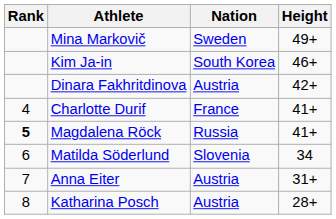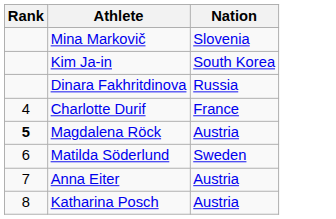- column: (305, 16)
(220, 39) Sweden -> (221, 39) Slovenia
(216, 86) Austria -> (216, 86) Russia
(216, 132) Russia -> (216, 132) Austria
(221, 156) Slovenia -> (220, 156) Sweden
